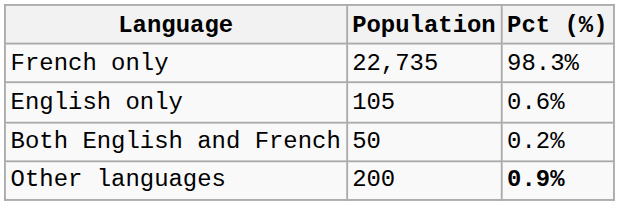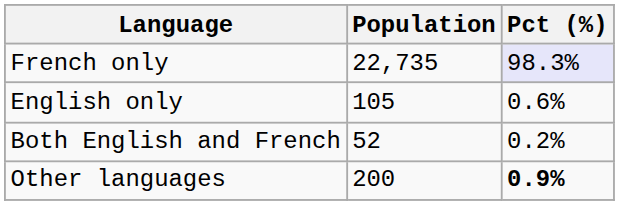(543, 63) no background -> (543, 63) lavender background
(367, 141) 50 -> (367, 141) 52
